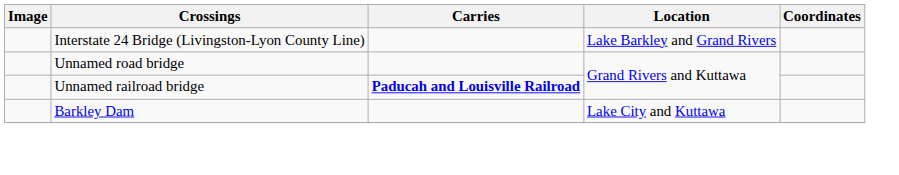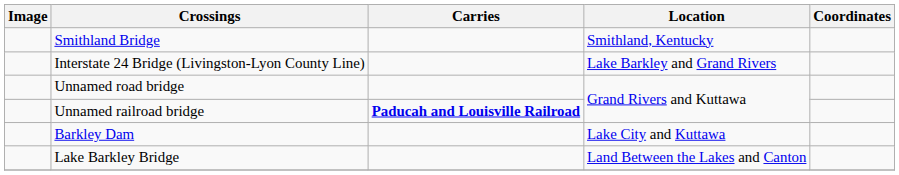+ row: (107, 39)
+ row: (117, 157)
